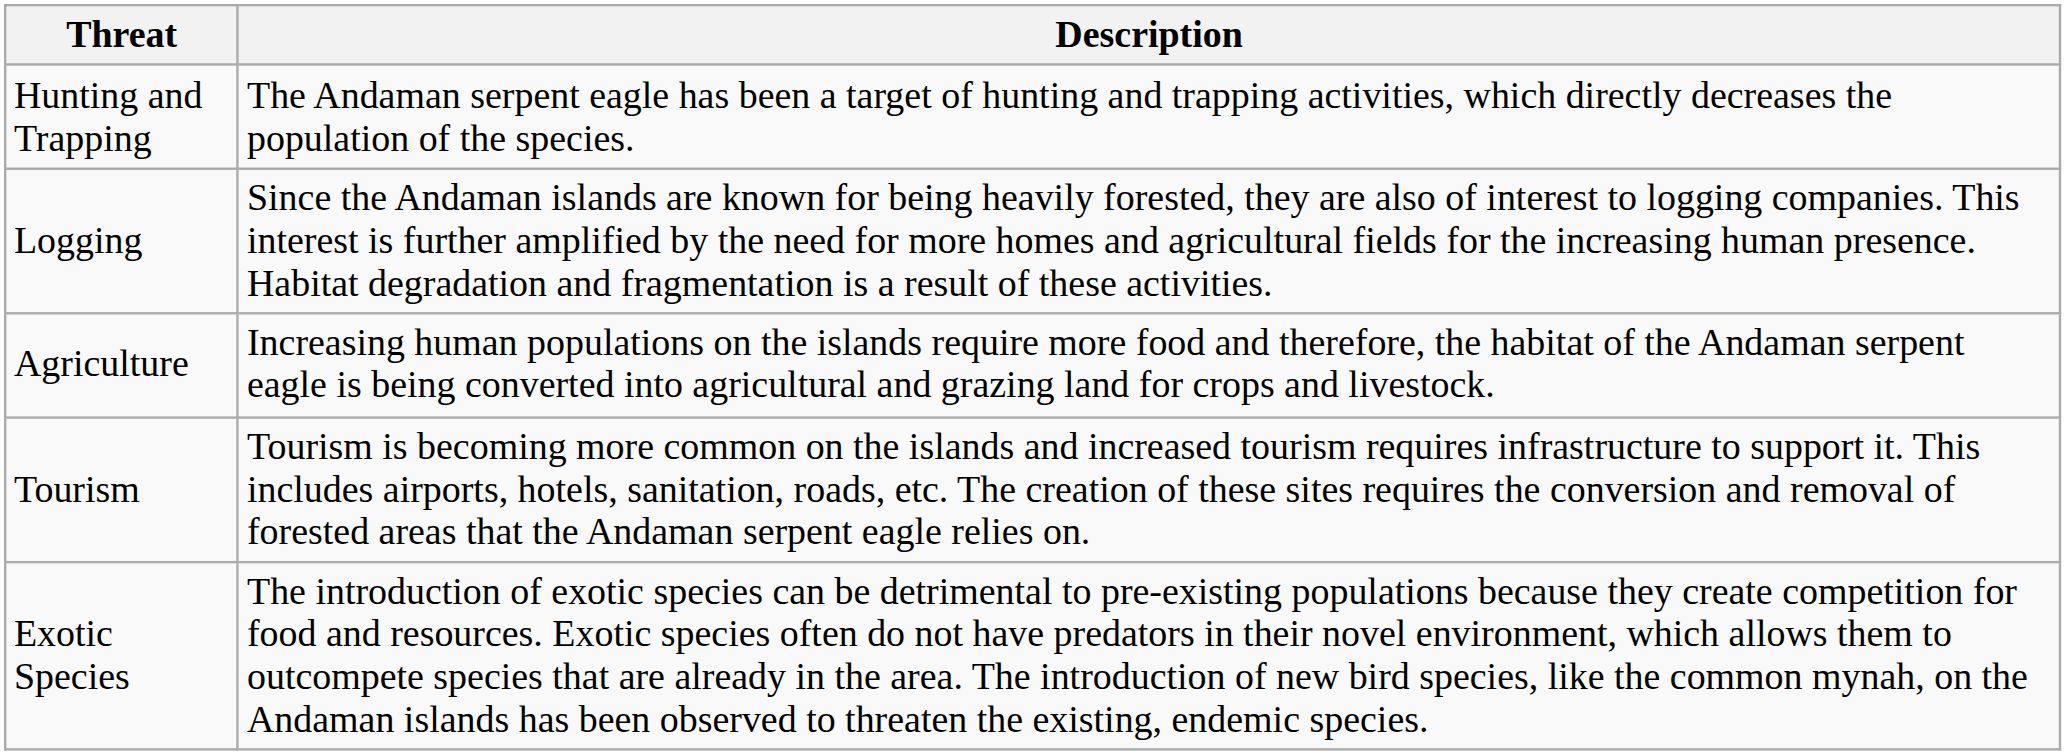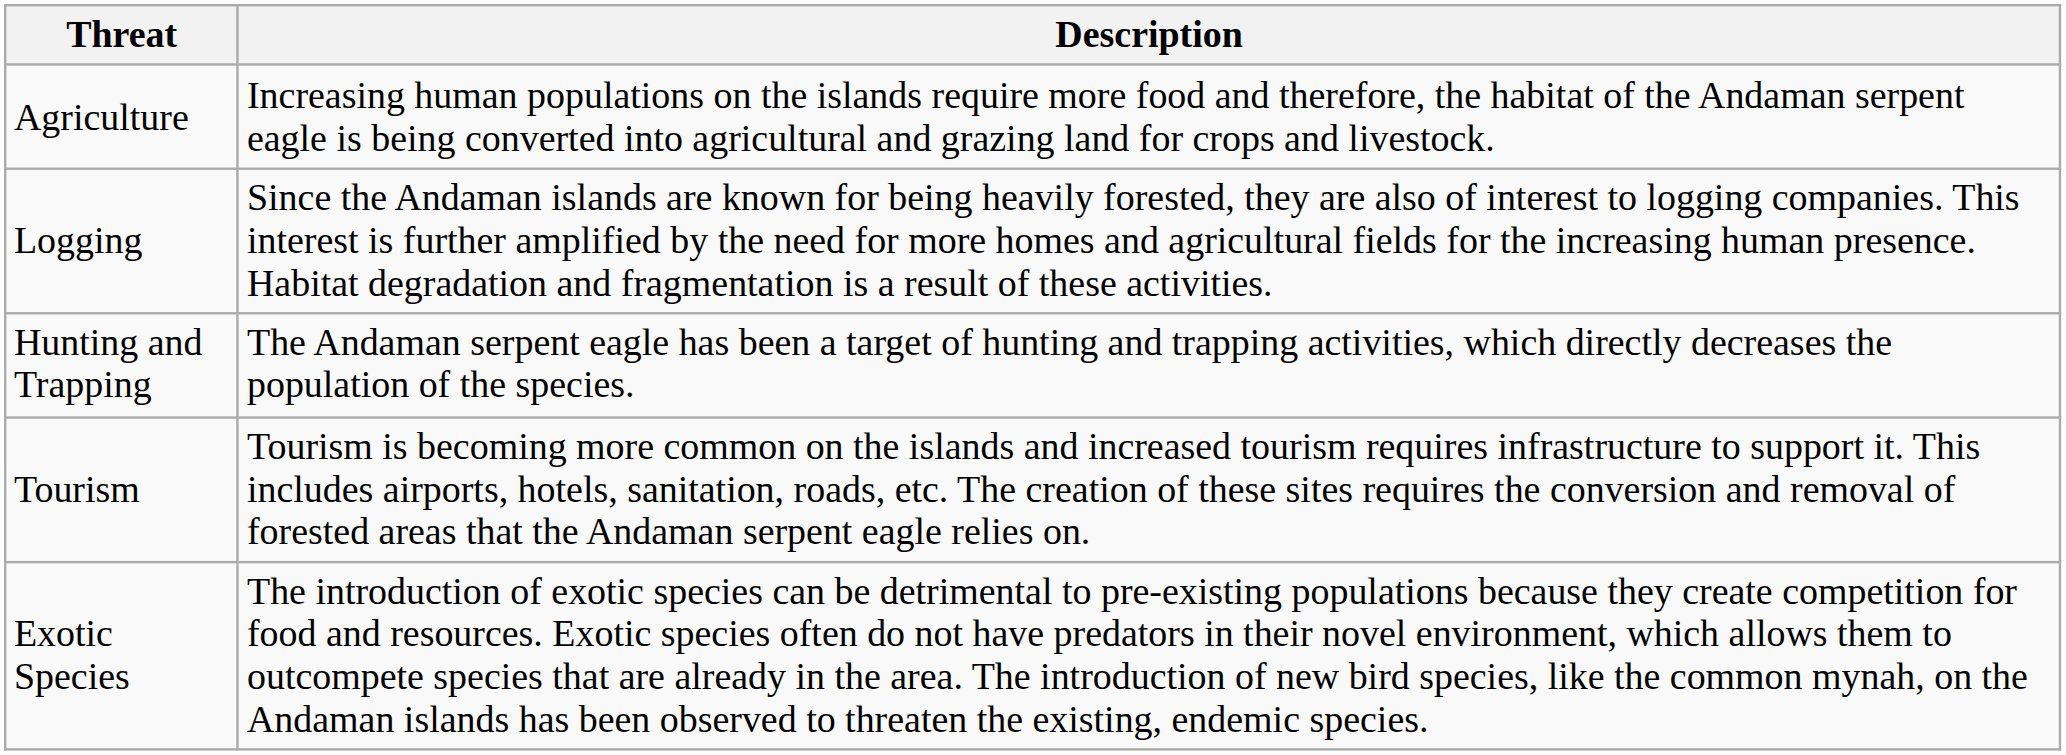rows swapped: (101, 364) <-> (108, 116)
